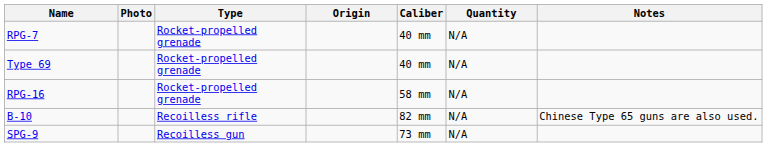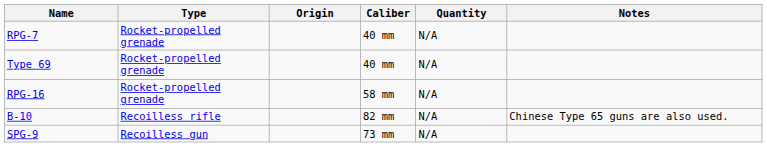- column: (136, 13)
